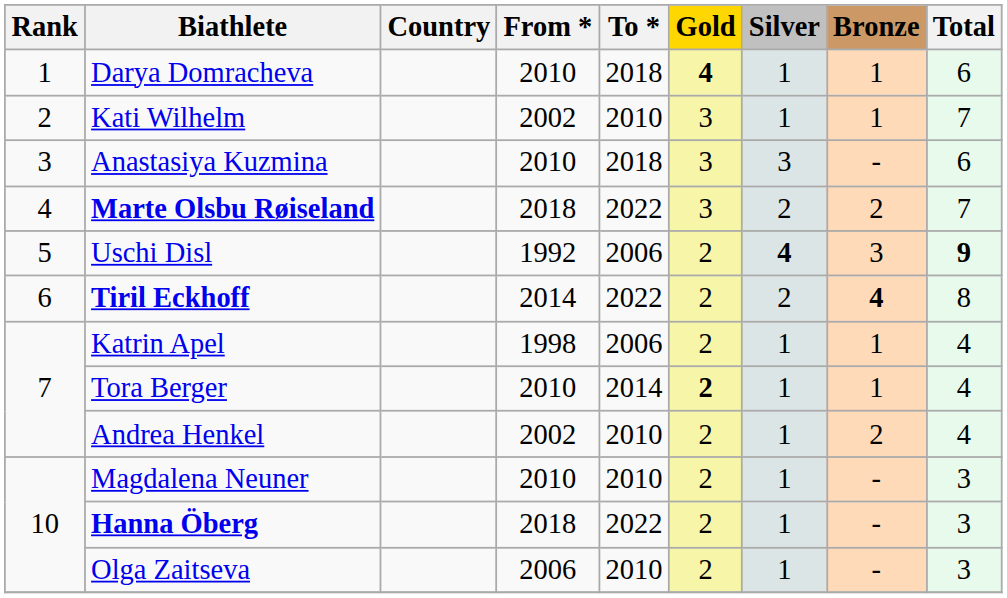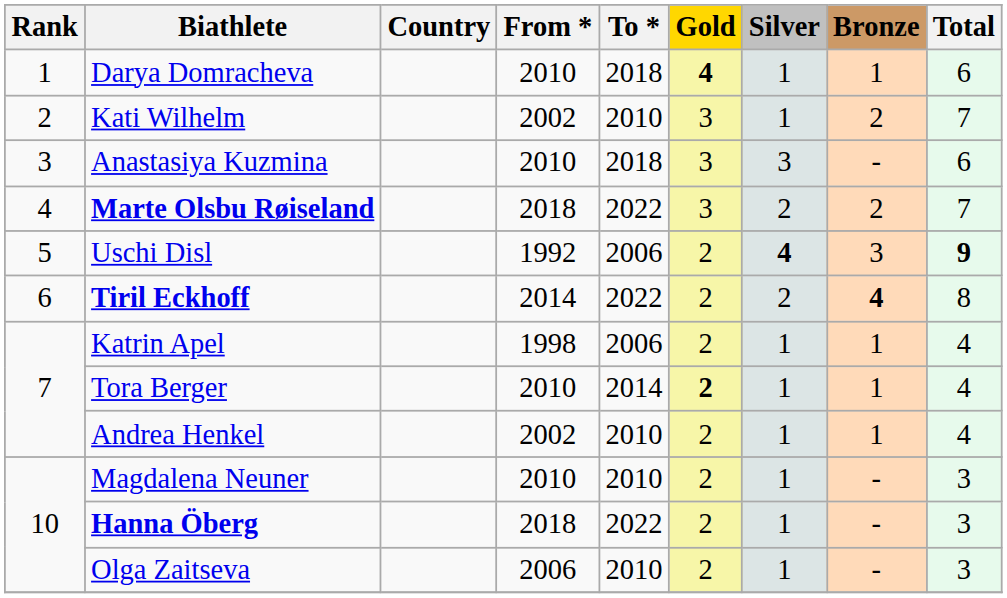(876, 117) 1 -> (876, 117) 2
(876, 433) 2 -> (876, 433) 1
